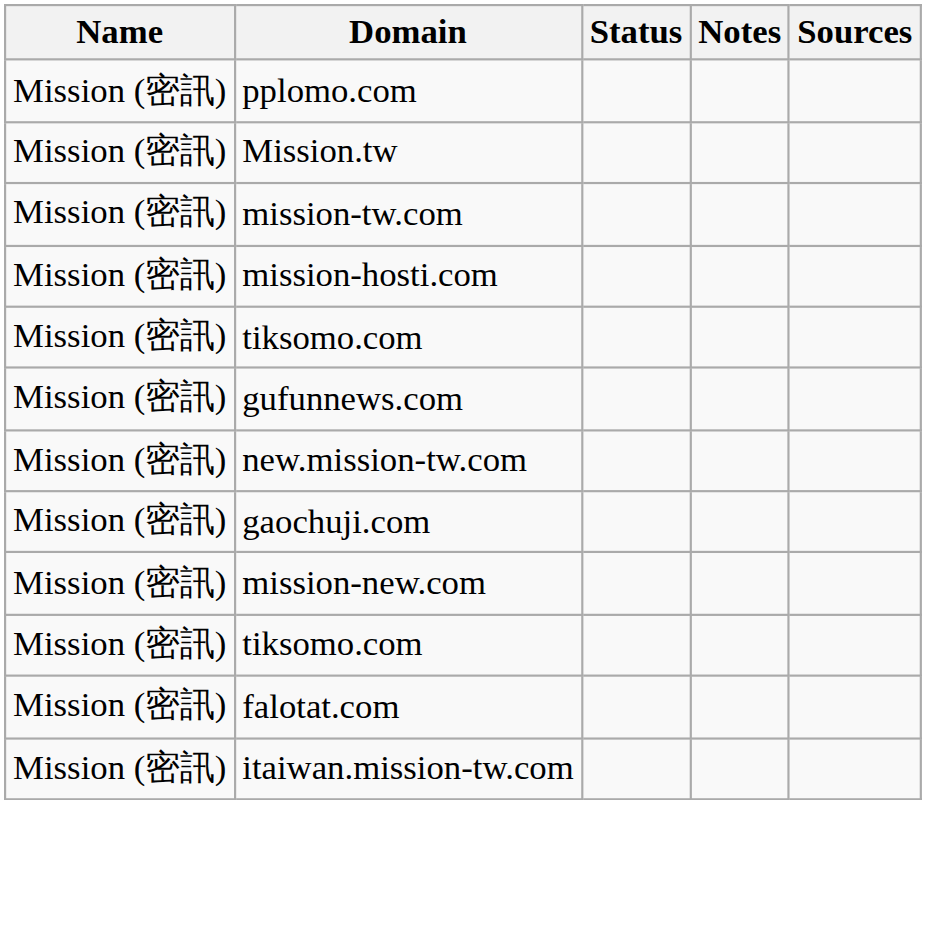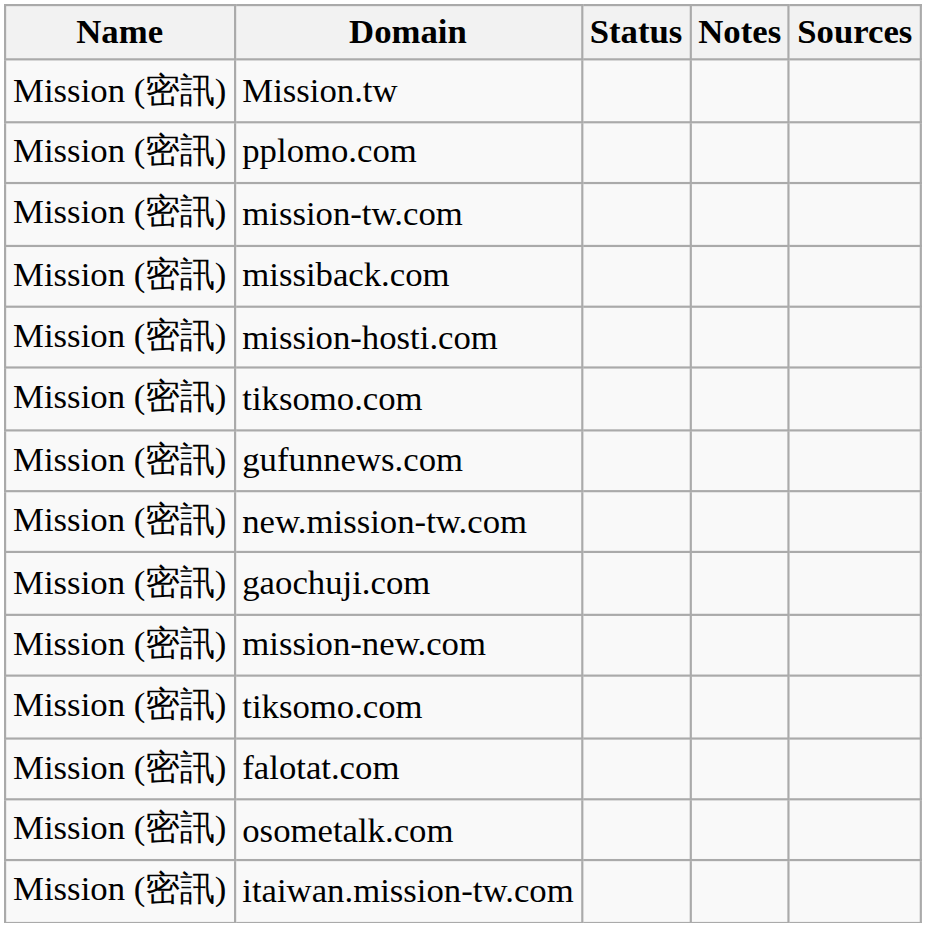rows swapped: (120, 150) <-> (120, 89)
+ row: (120, 273)
+ row: (120, 828)
